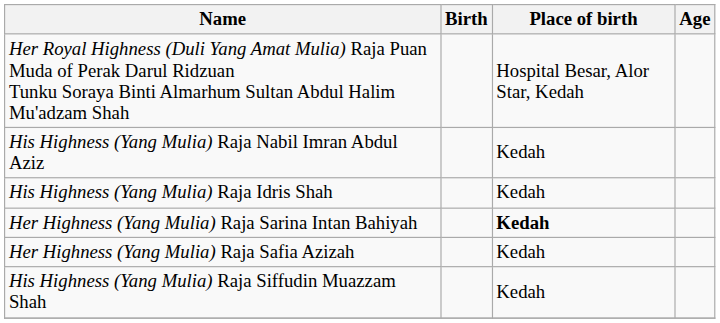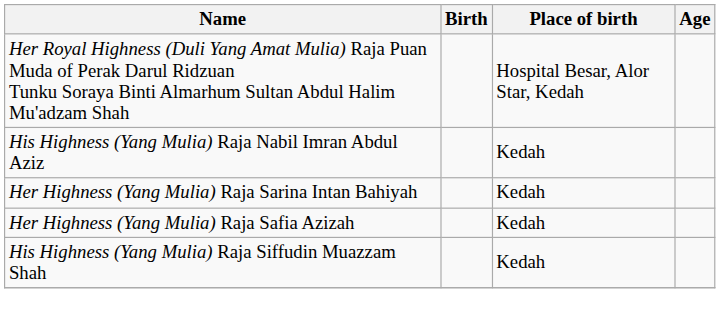- row: (171, 192)
(523, 222) bold -> (521, 192) normal
